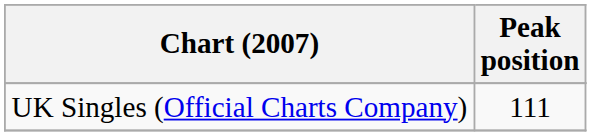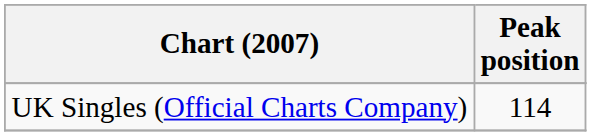(530, 106) 111 -> (530, 106) 114
